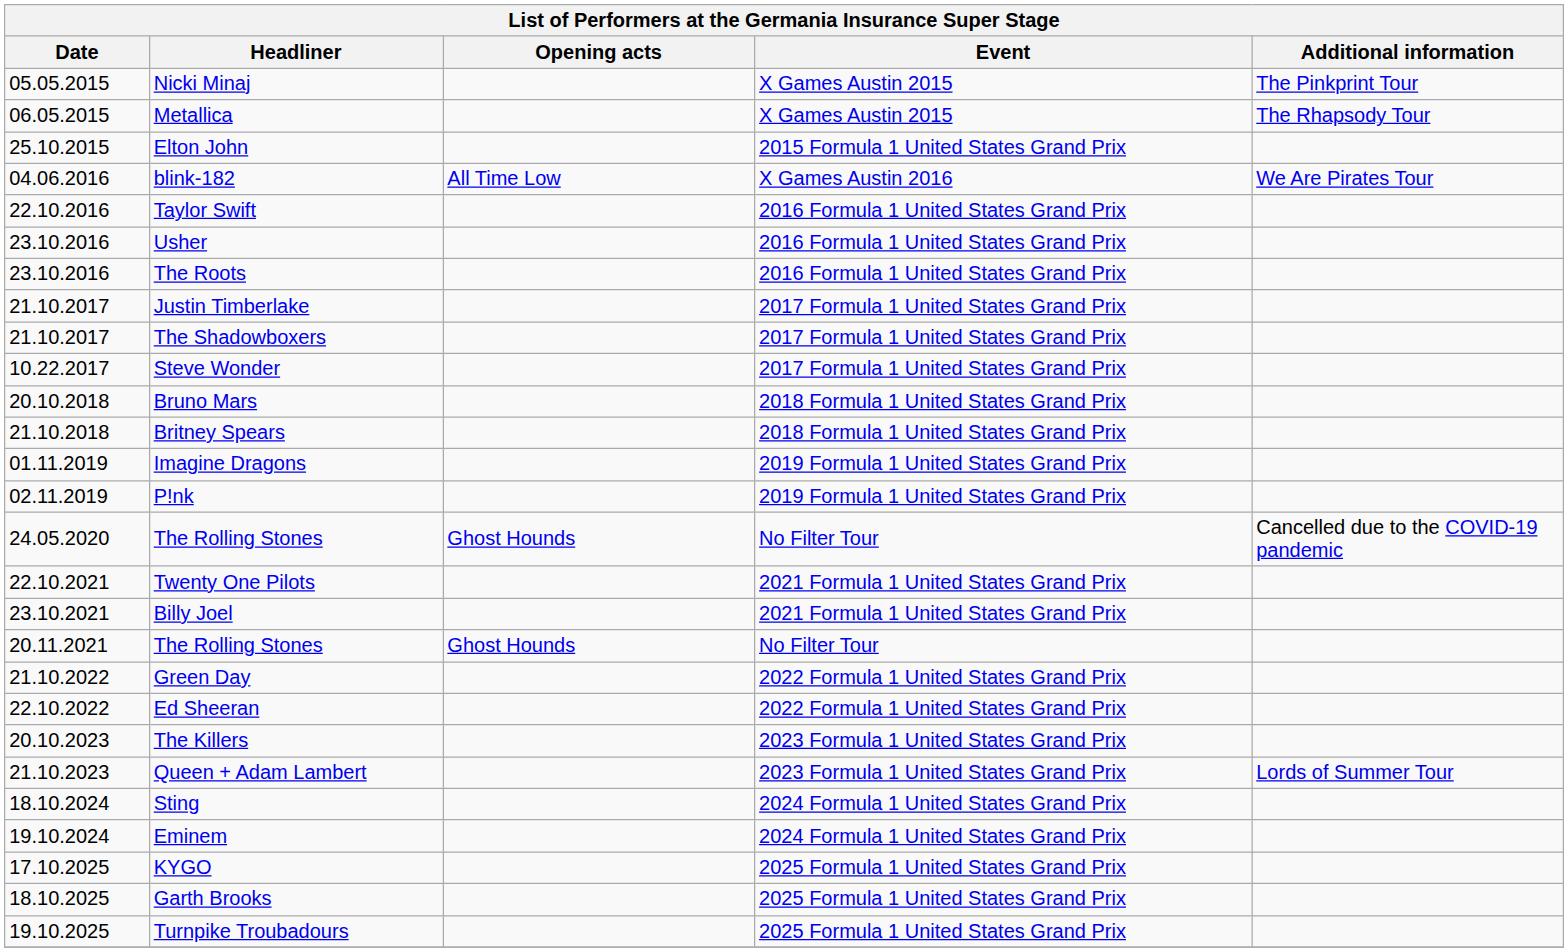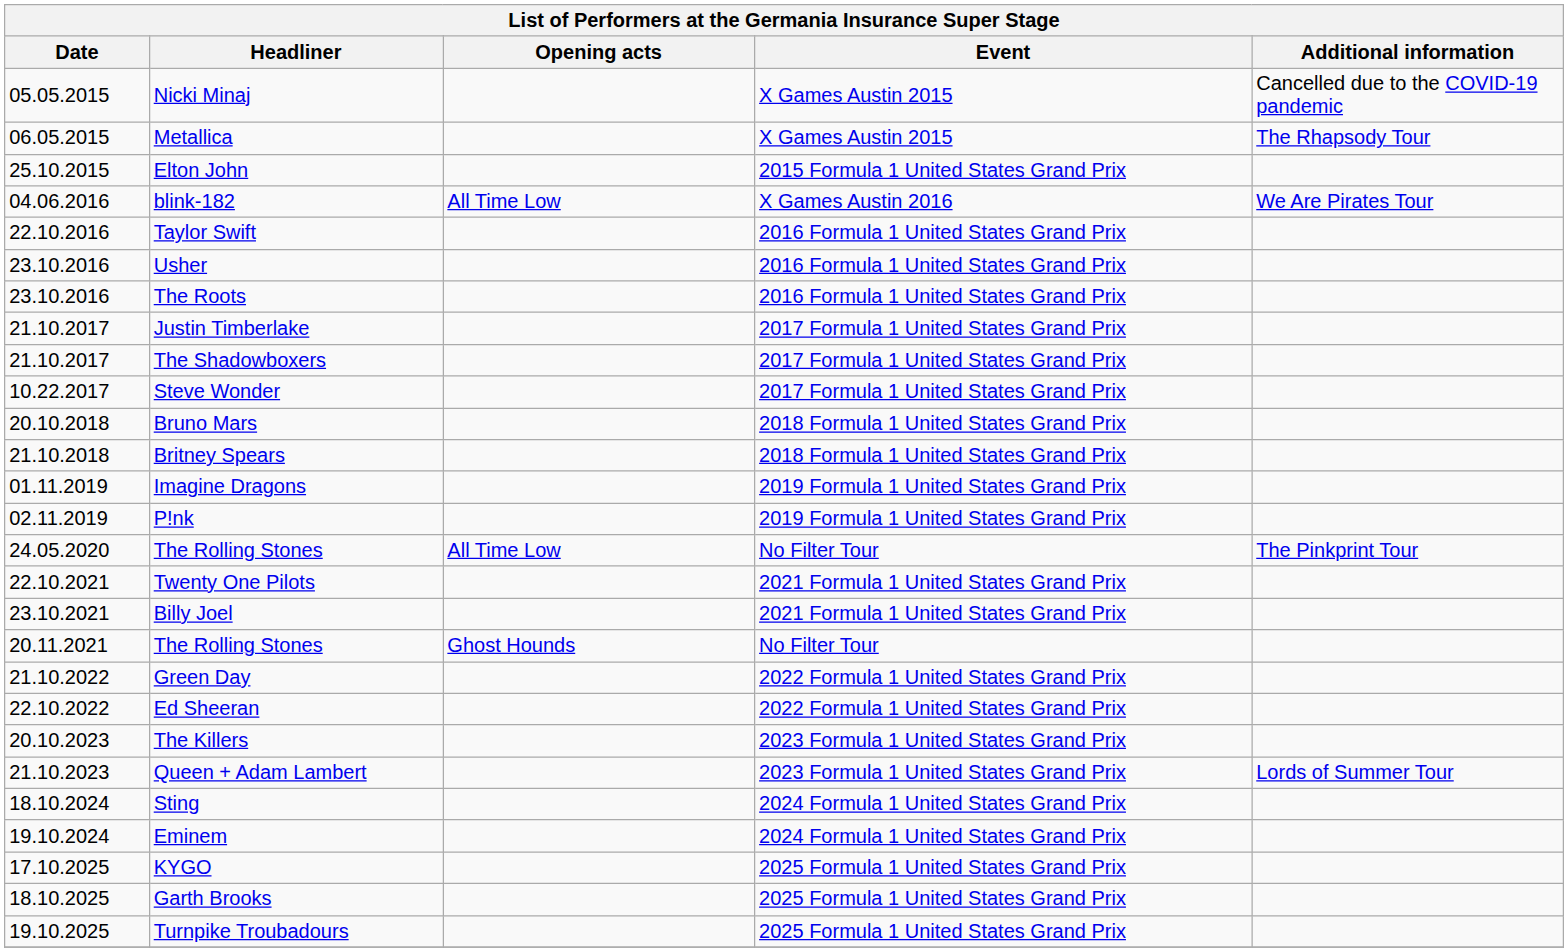(1337, 83) The Pinkprint Tour -> (1397, 95) Cancelled due to the COVID-19 pandemic
(511, 539) Ghost Hounds -> (504, 550) All Time Low
(1397, 539) Cancelled due to the COVID-19 pandemic -> (1337, 550) The Pinkprint Tour
